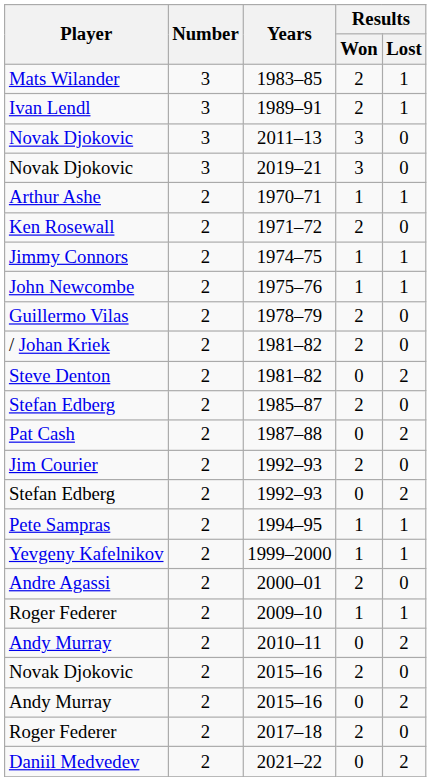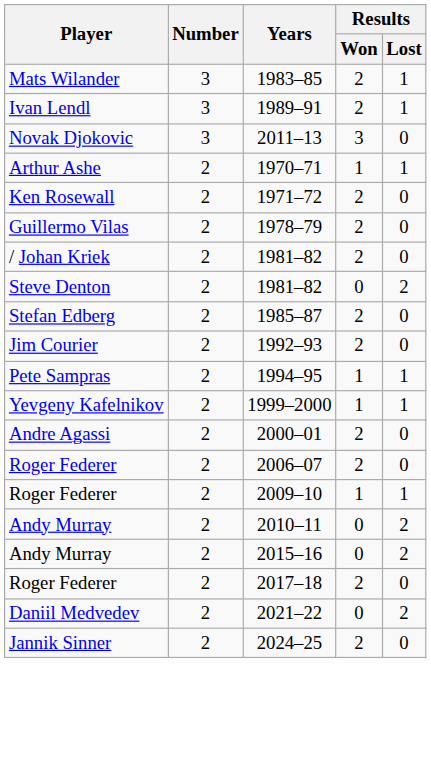- row: (71, 167)
- row: (68, 256)
- row: (72, 286)
- row: (42, 434)
- row: (62, 494)
+ row: (63, 464)
- row: (71, 672)
+ row: (60, 642)
